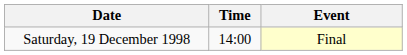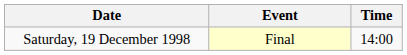columns swapped: (235, 15) <-> (332, 15)
